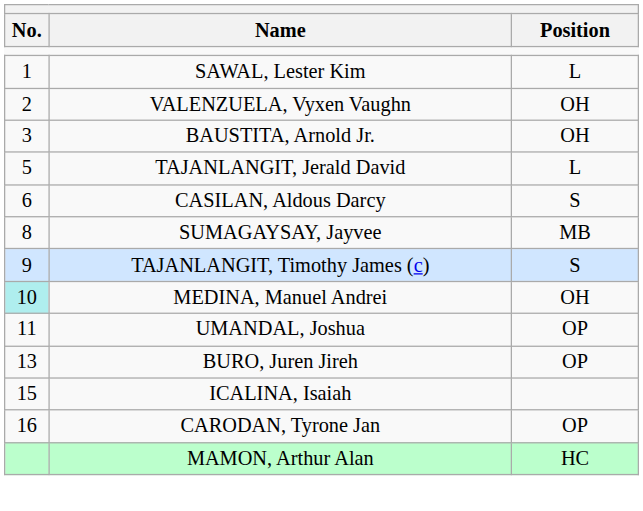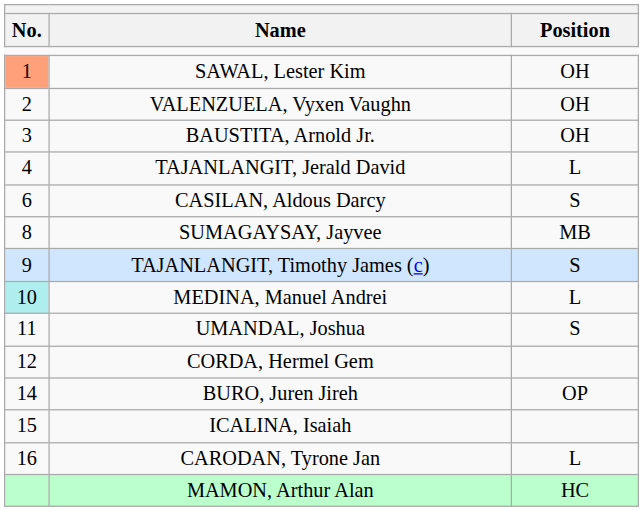(27, 71) no background -> (27, 71) lightsalmon background
(575, 71) L -> (575, 71) OH
(27, 168) 5 -> (27, 168) 4
(575, 297) OH -> (575, 297) L
(575, 329) OP -> (575, 329) S
+ row: (280, 361)
(27, 361) 13 -> (27, 393) 14
(575, 426) OP -> (575, 458) L
